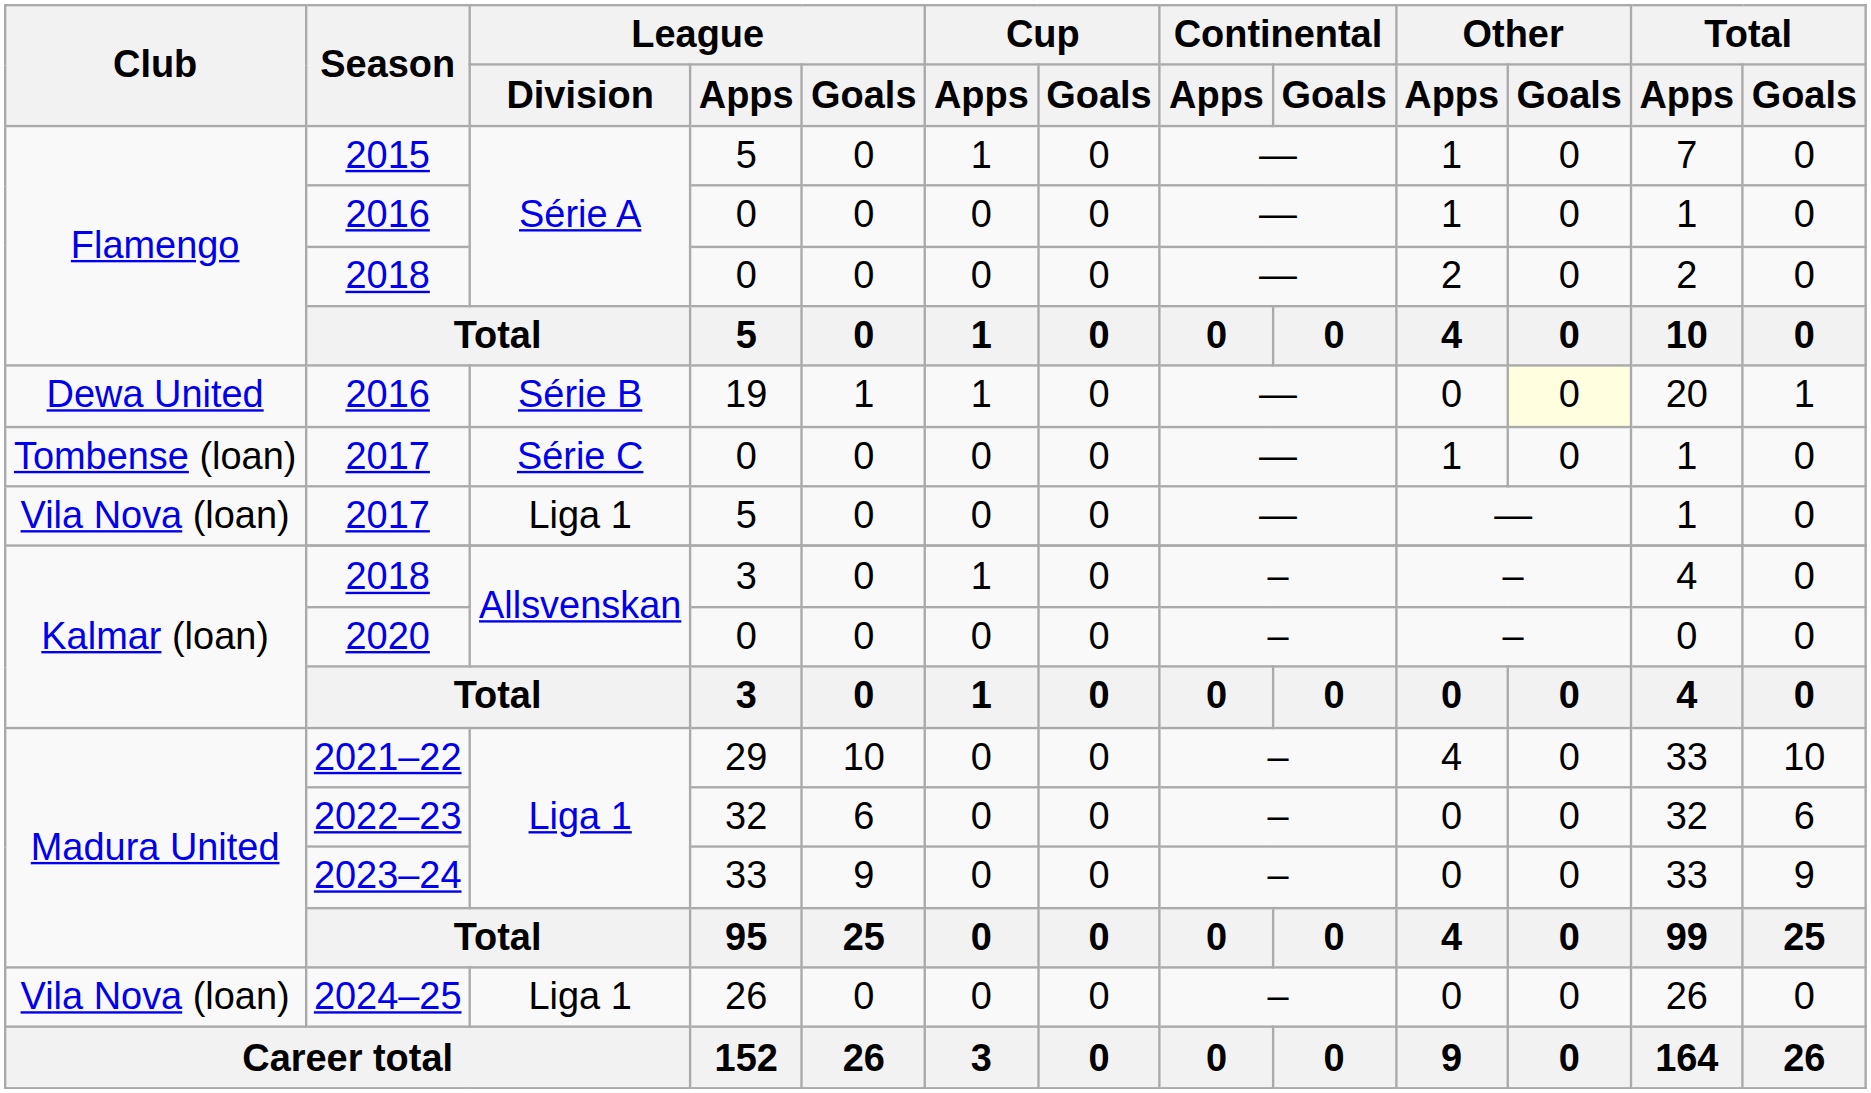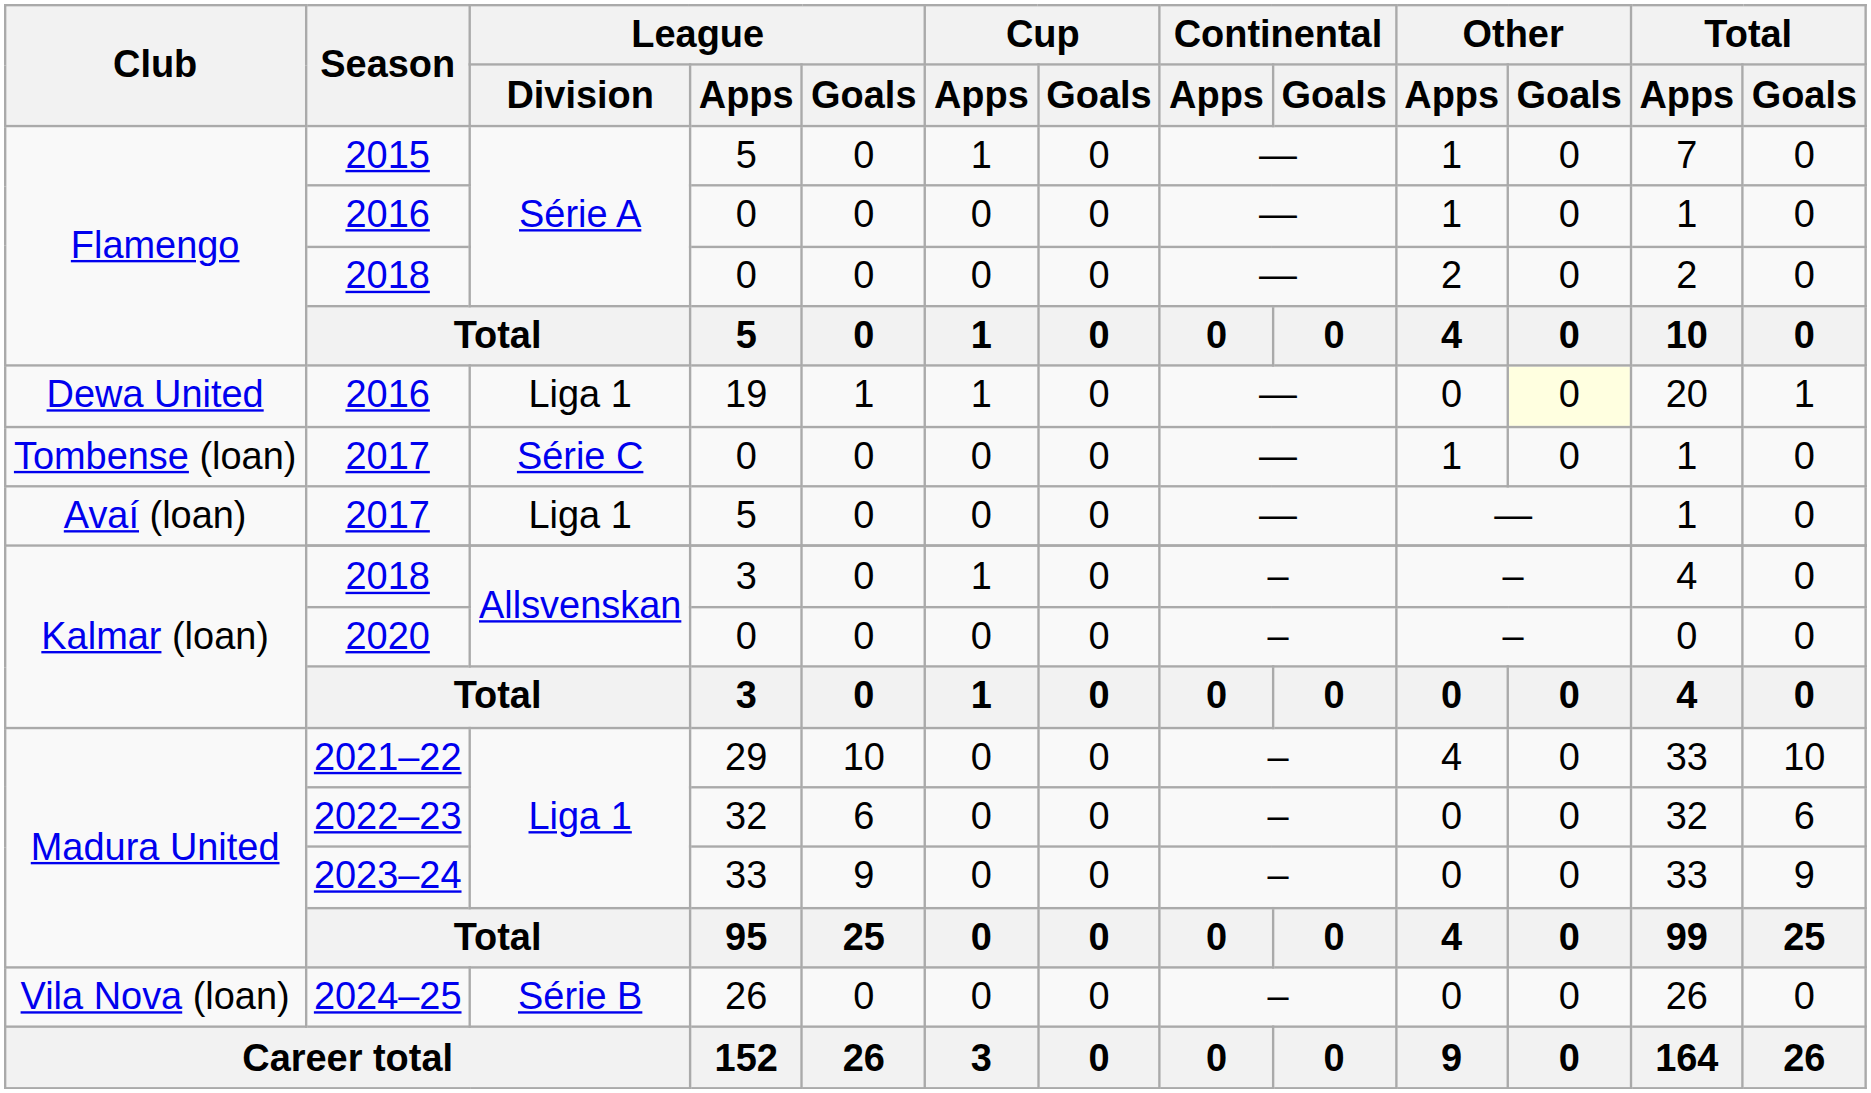(580, 395) Série B -> (580, 395) Liga 1
(155, 515) Vila Nova (loan) -> (155, 515) Avaí (loan)
(580, 996) Liga 1 -> (580, 996) Série B
